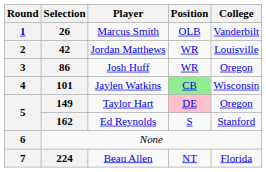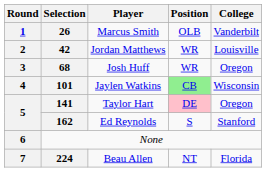(65, 67) 86 -> (65, 67) 68
(65, 103) 149 -> (65, 103) 141
